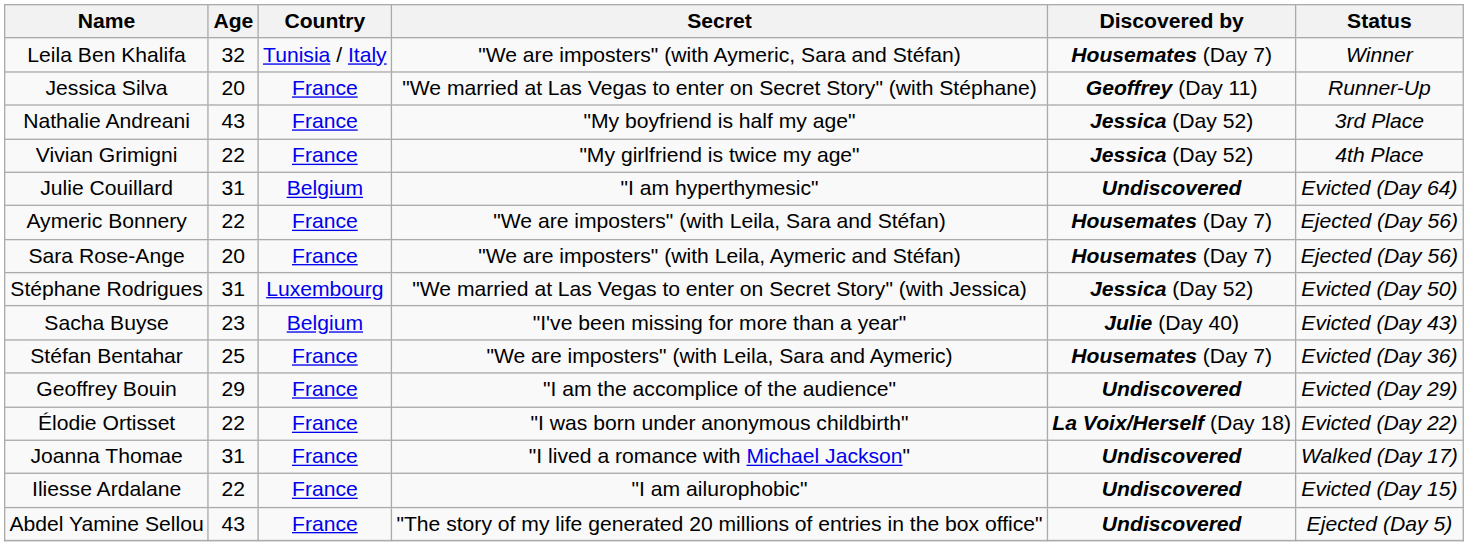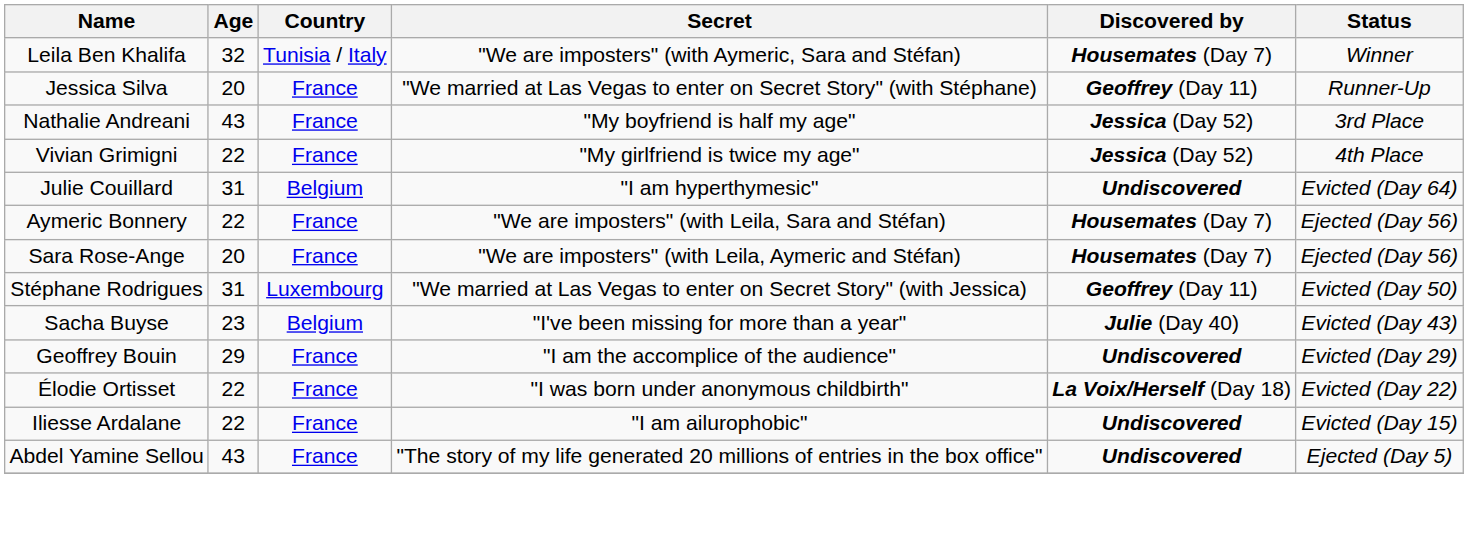(1172, 289) Jessica (Day 52) -> (1172, 289) Geoffrey (Day 11)
- row: (107, 356)
- row: (107, 456)
